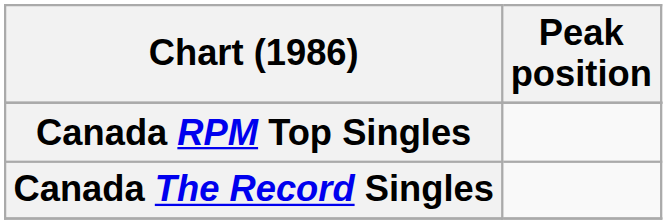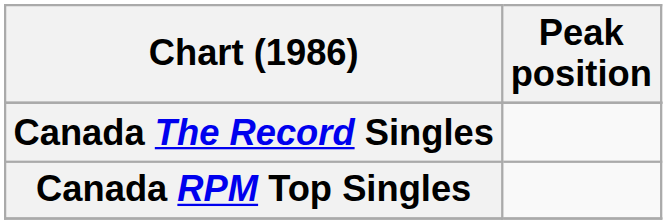rows swapped: (254, 189) <-> (254, 131)
